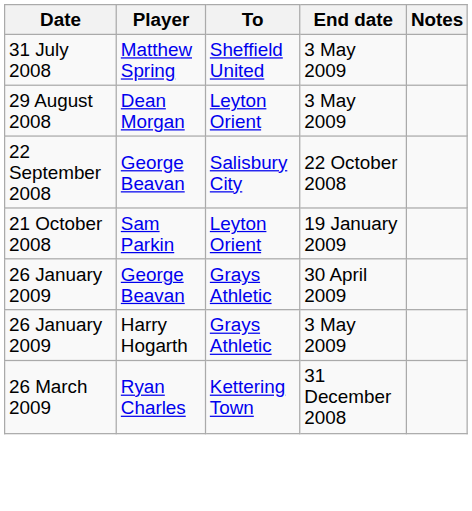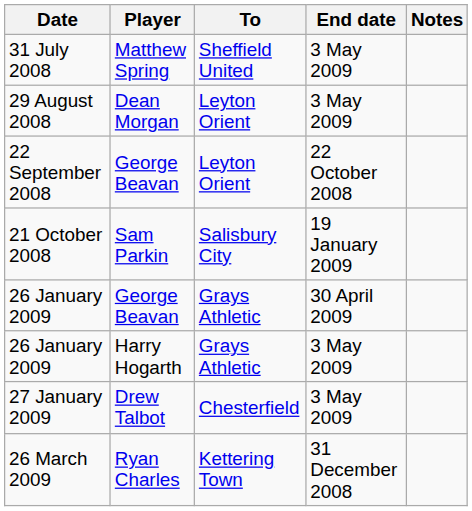(249, 172) Salisbury City -> (227, 172) Leyton Orient
(238, 234) Leyton Orient -> (238, 244) Salisbury City
+ row: (56, 408)
